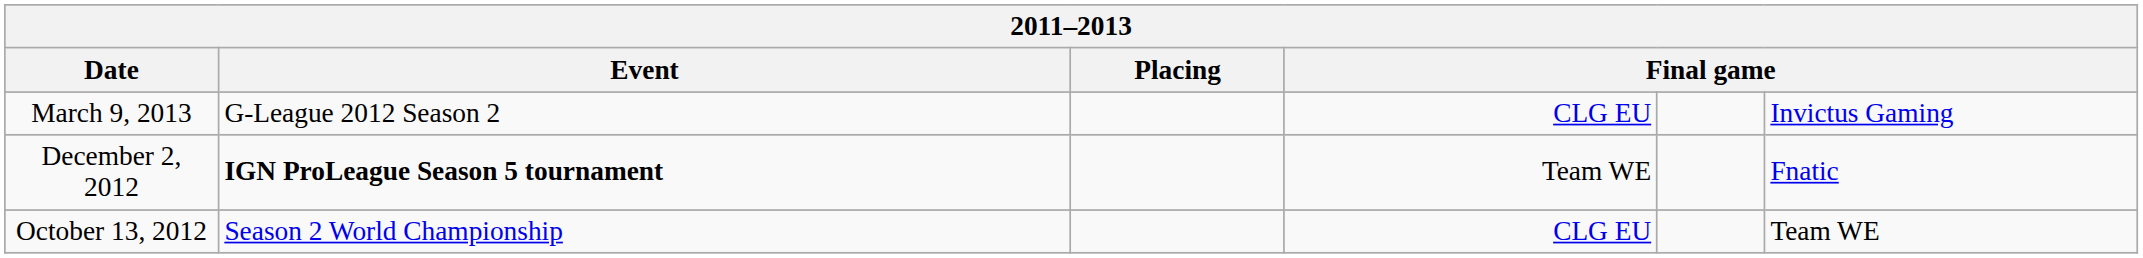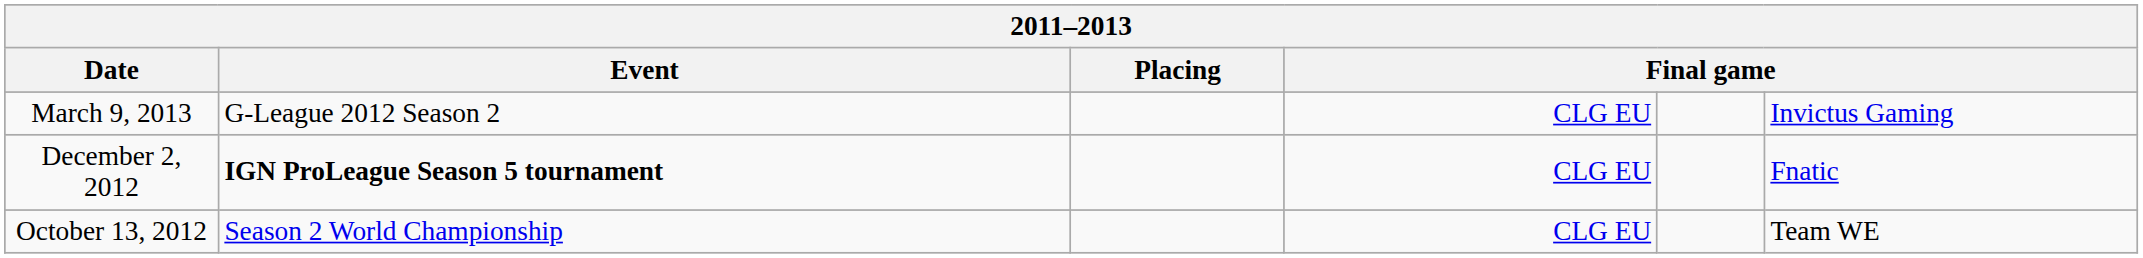(1597, 171) Team WE -> (1602, 171) CLG EU
